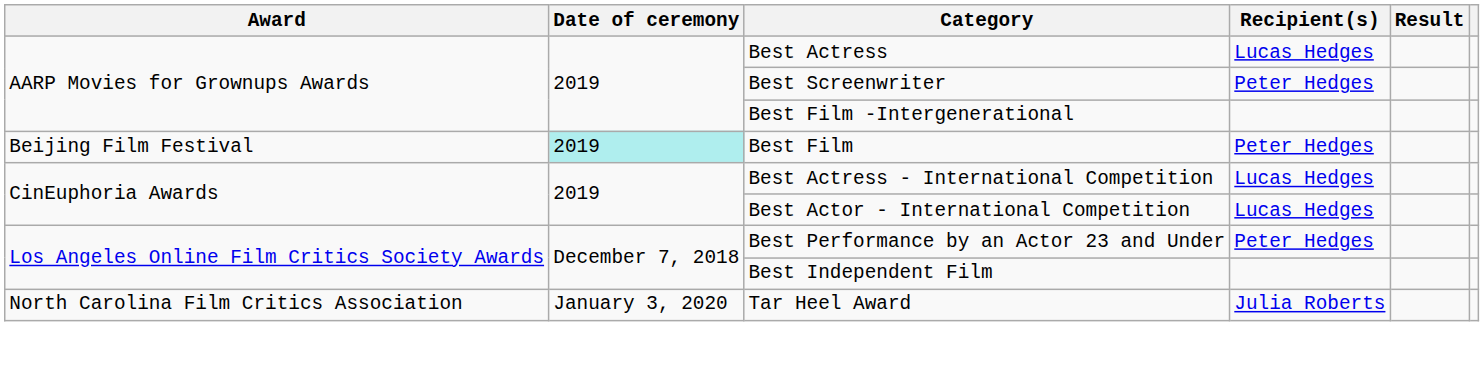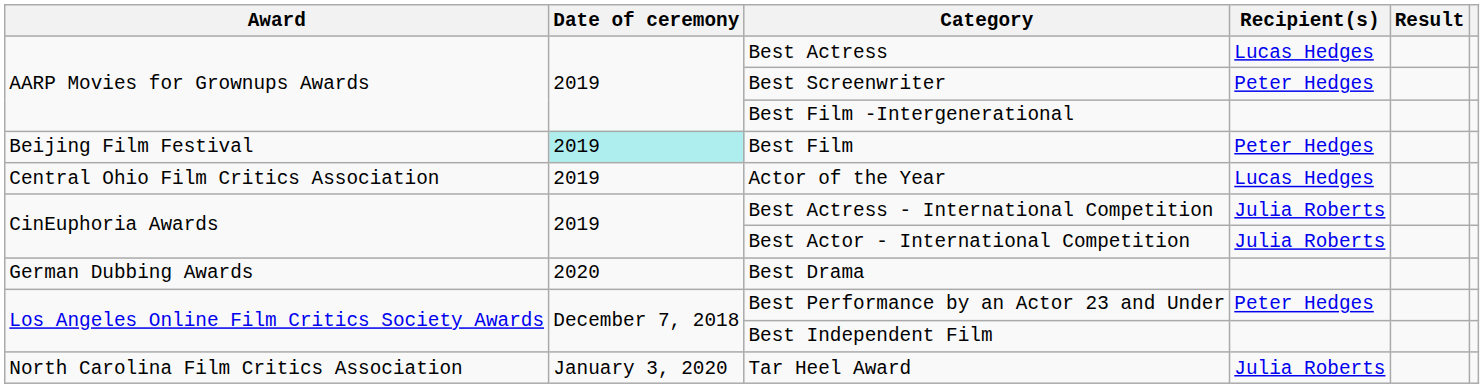+ row: (847, 178)
(1304, 178) Lucas Hedges -> (1310, 210) Julia Roberts
(1304, 210) Lucas Hedges -> (1310, 242) Julia Roberts
+ row: (807, 273)
